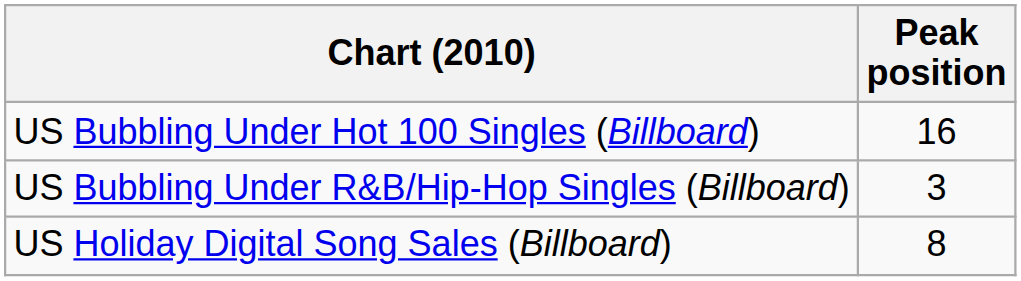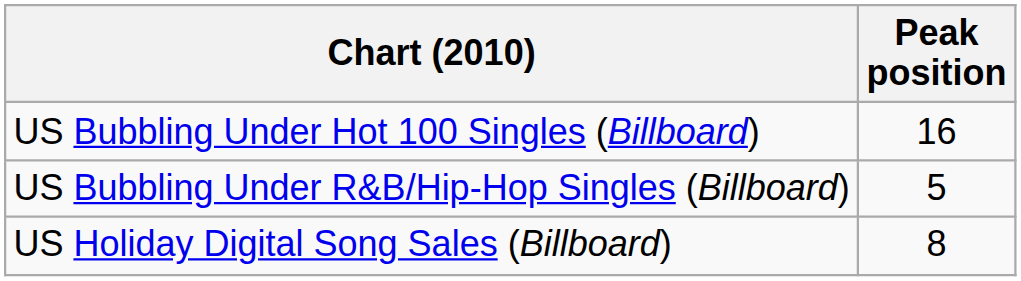(936, 187) 3 -> (936, 187) 5
